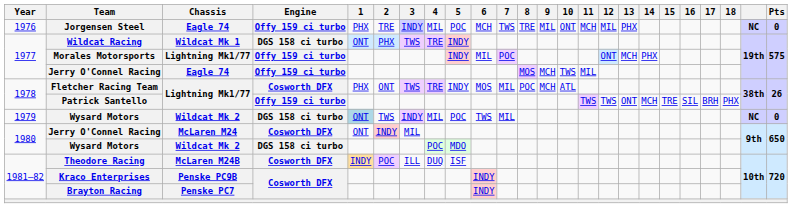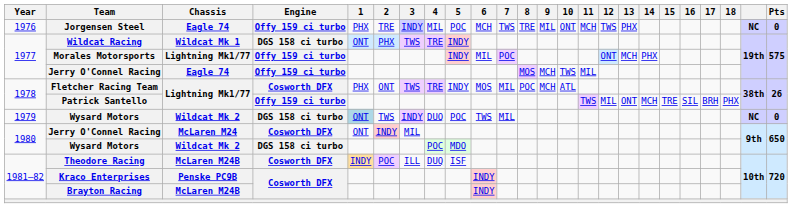(609, 26) MIL -> (609, 26) TWS
(609, 101) TWS -> (609, 101) MIL
(435, 116) MIL -> (435, 116) DUQ
(208, 191) Penske PC7 -> (208, 191) McLaren M24B
